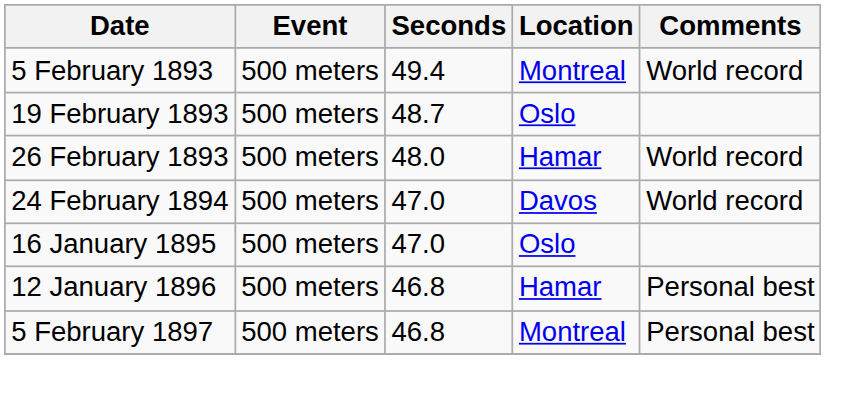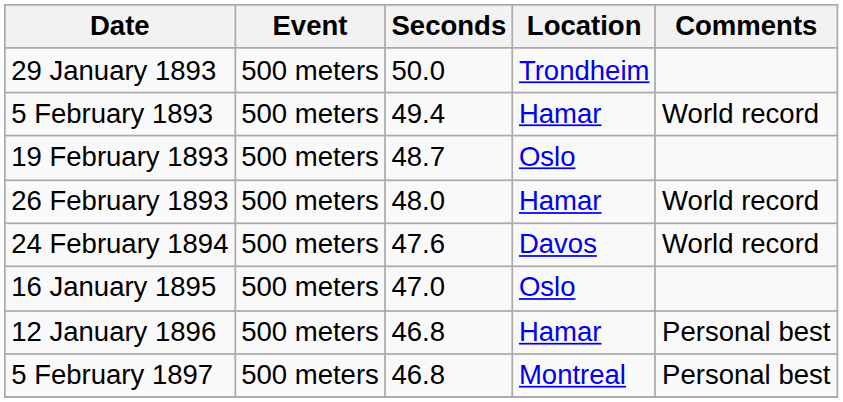+ row: (114, 69)
(572, 69) Montreal -> (560, 113) Hamar
(418, 200) 47.0 -> (418, 244) 47.6
